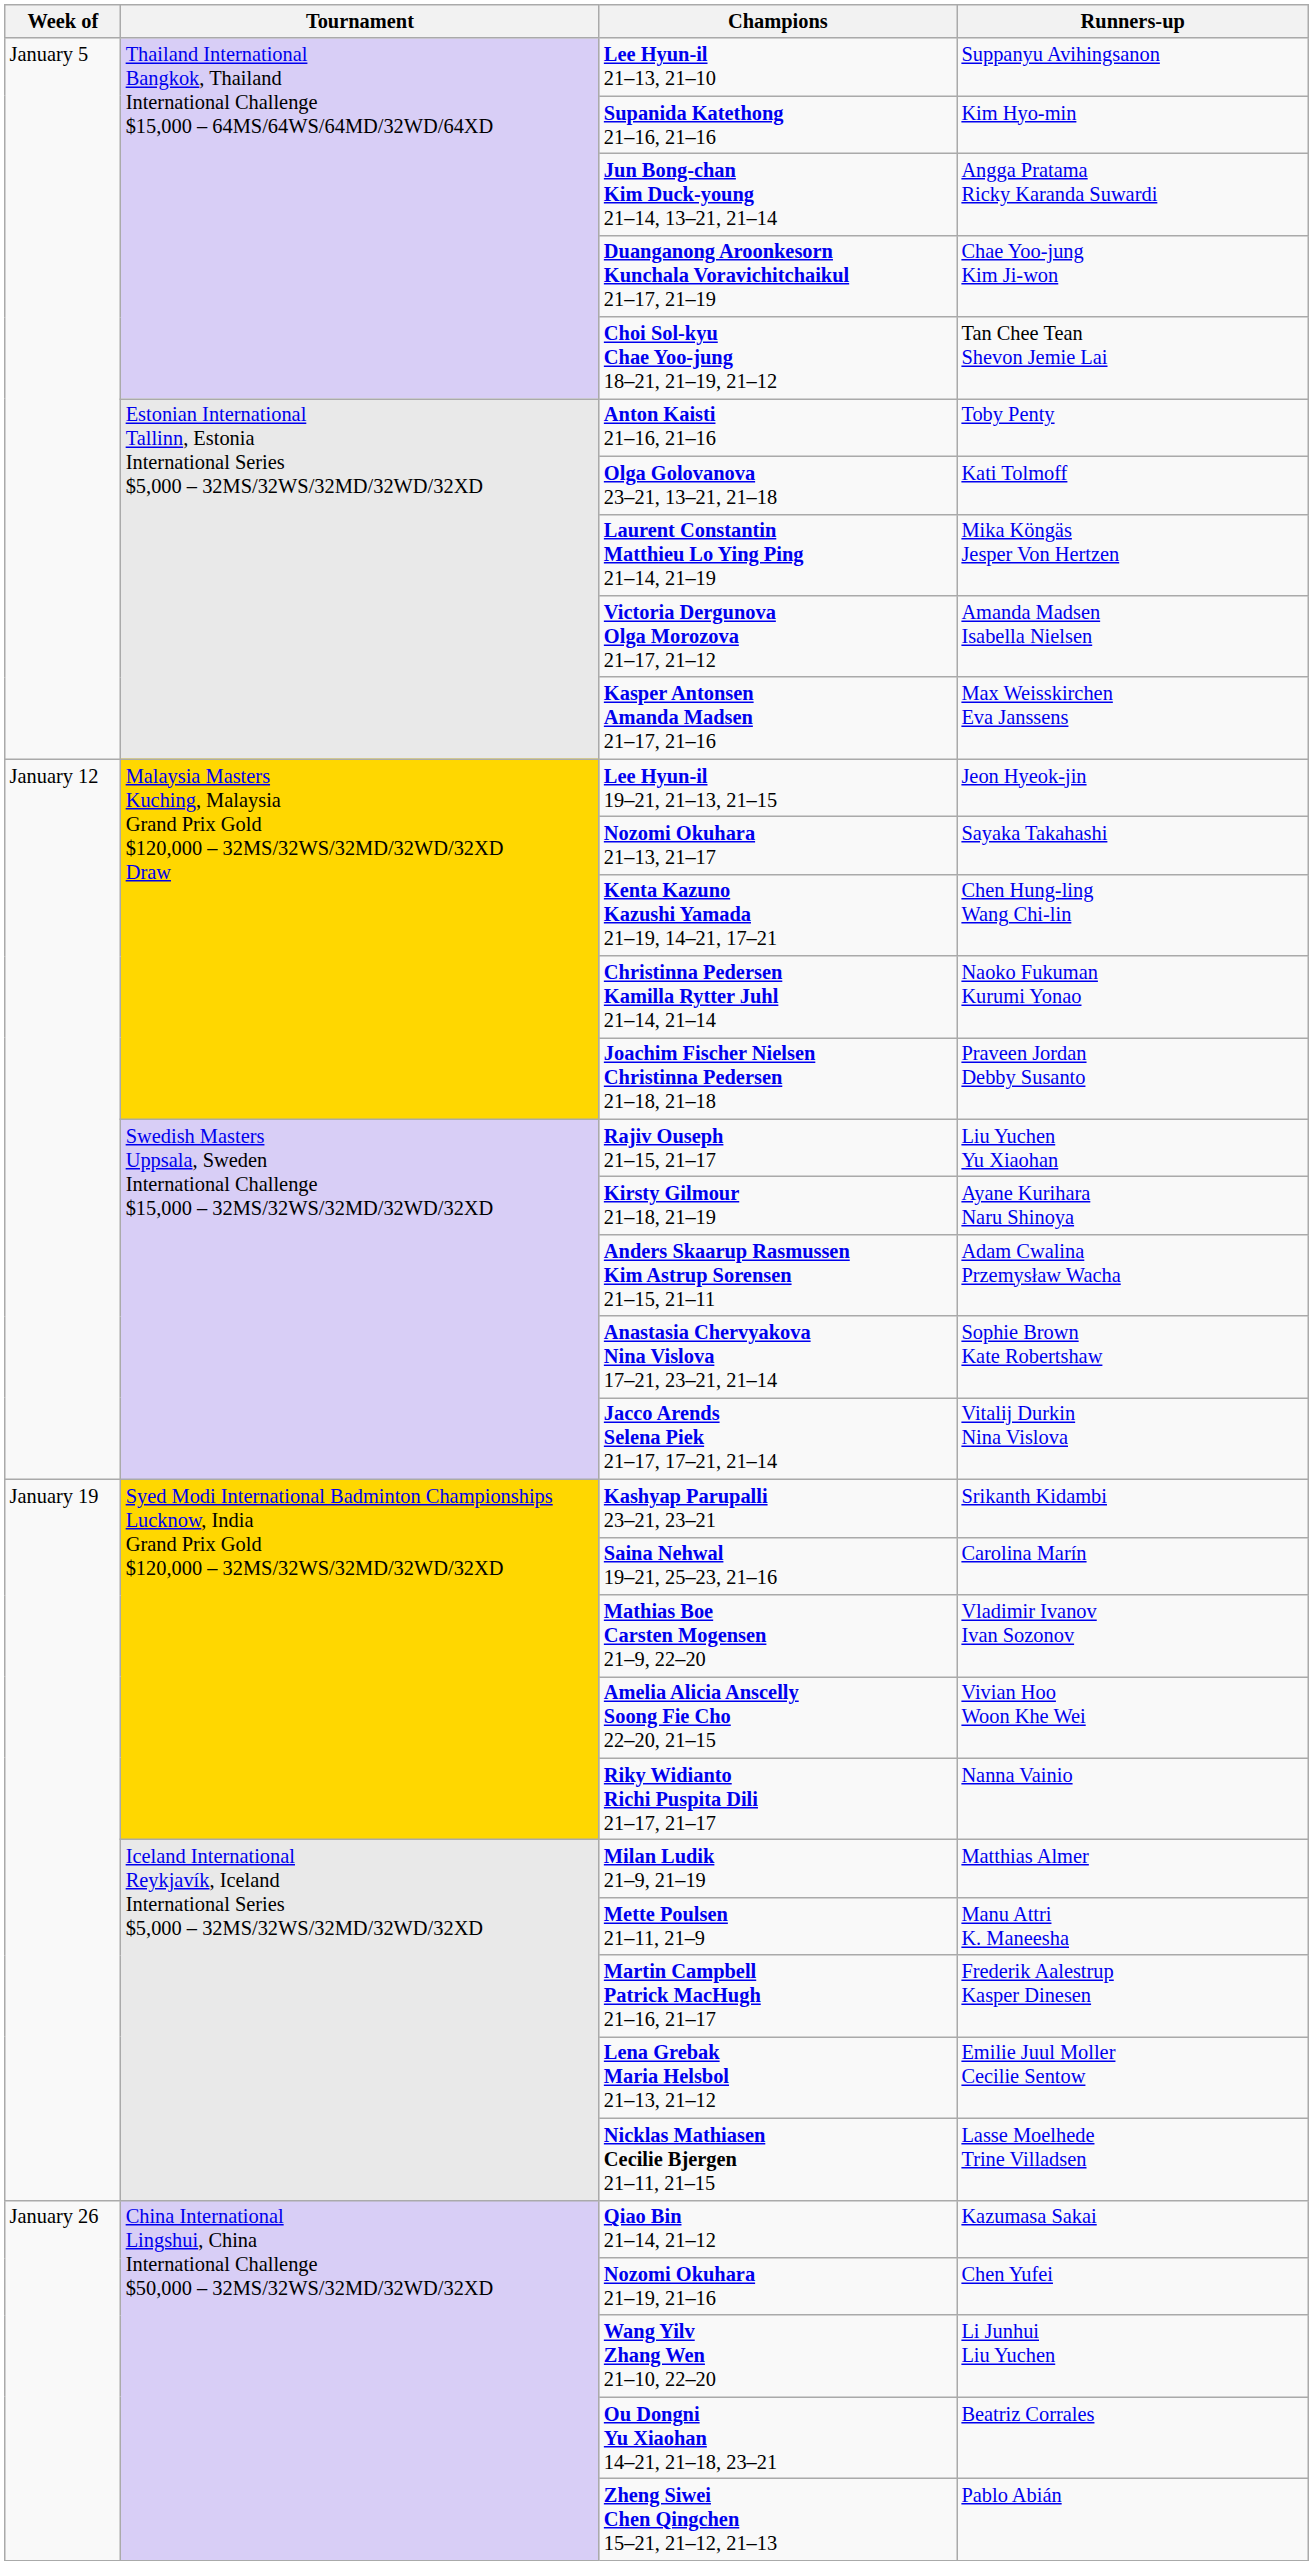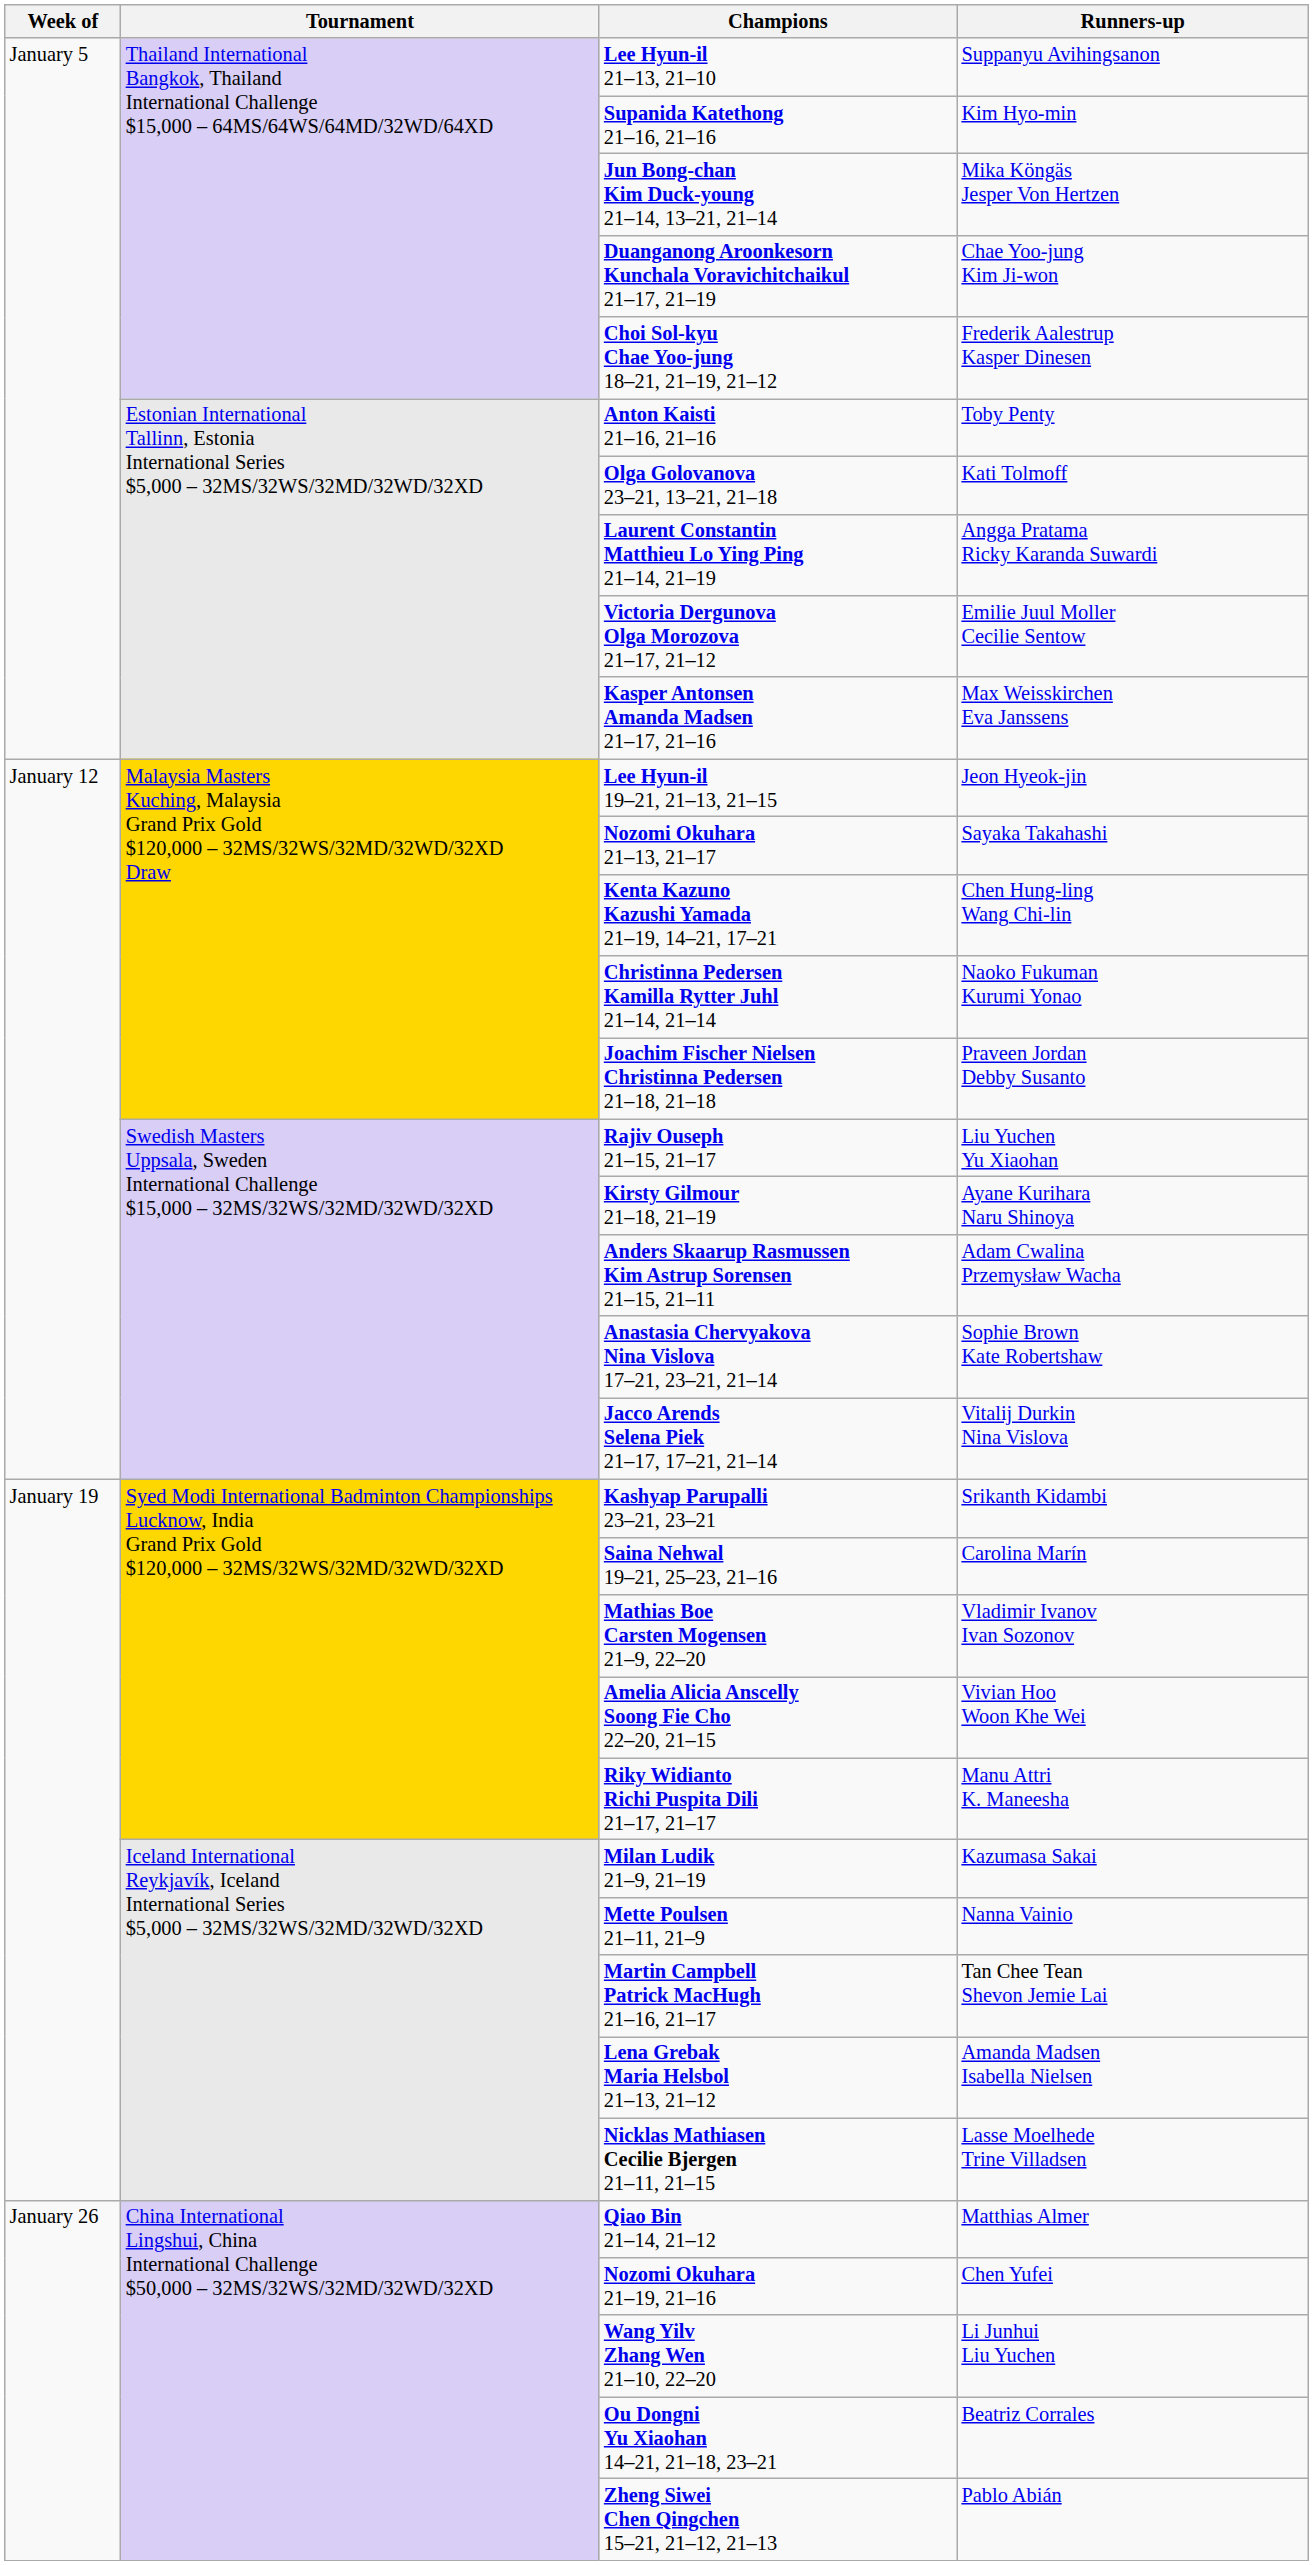(1059, 181) Angga Pratama Ricky Karanda Suwardi -> (1040, 181) Mika Köngäs Jesper Von Hertzen
(1034, 345) Tan Chee Tean Shevon Jemie Lai -> (1038, 345) Frederik Aalestrup Kasper Dinesen
(1040, 542) Mika Köngäs Jesper Von Hertzen -> (1059, 542) Angga Pratama Ricky Karanda Suwardi
(1031, 623) Amanda Madsen Isabella Nielsen -> (1038, 623) Emilie Juul Moller Cecilie Sentow
(1017, 1774) Nanna Vainio -> (1015, 1786) Manu Attri K. Maneesha
(1025, 1855) Matthias Almer -> (1029, 1855) Kazumasa Sakai
(1015, 1925) Manu Attri K. Maneesha -> (1017, 1913) Nanna Vainio
(1038, 1983) Frederik Aalestrup Kasper Dinesen -> (1034, 1983) Tan Chee Tean Shevon Jemie Lai
(1038, 2064) Emilie Juul Moller Cecilie Sentow -> (1031, 2064) Amanda Madsen Isabella Nielsen
(1029, 2216) Kazumasa Sakai -> (1025, 2216) Matthias Almer
